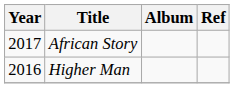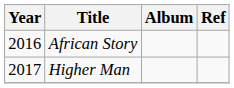(25, 43) 2017 -> (25, 43) 2016
(25, 69) 2016 -> (25, 69) 2017
